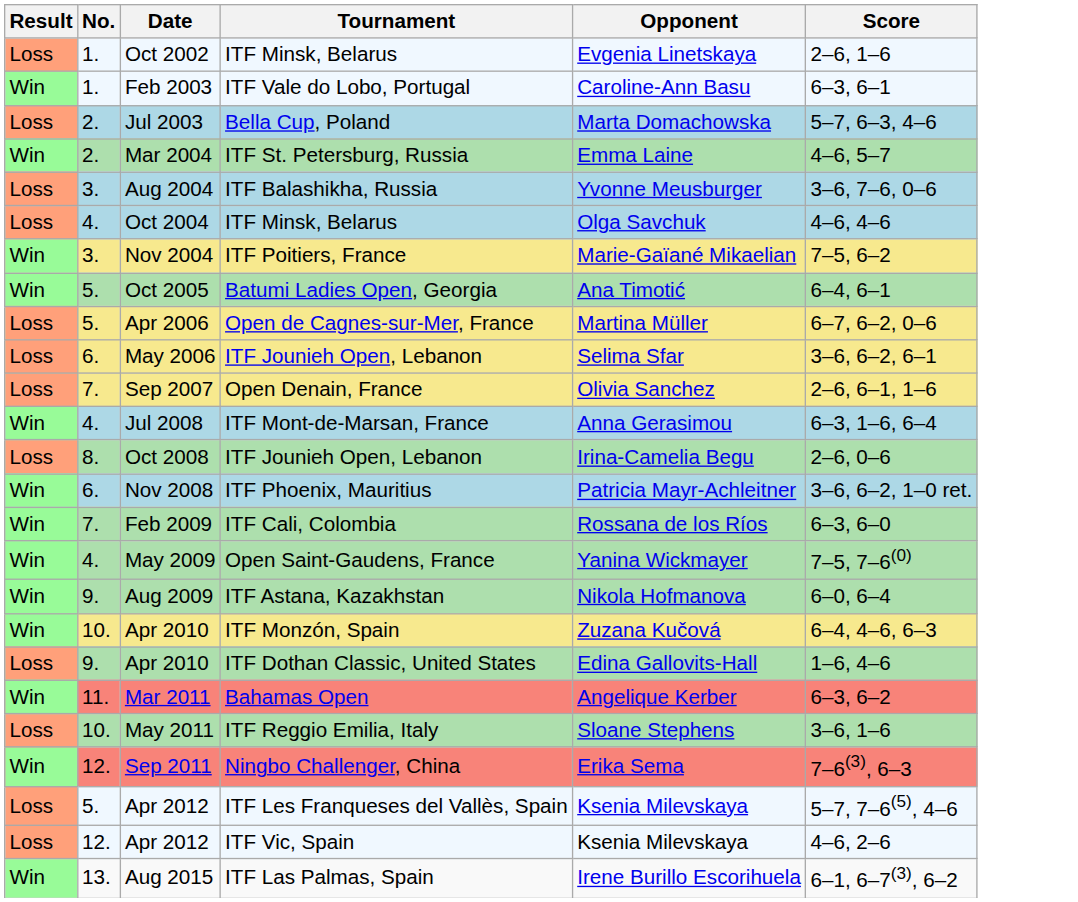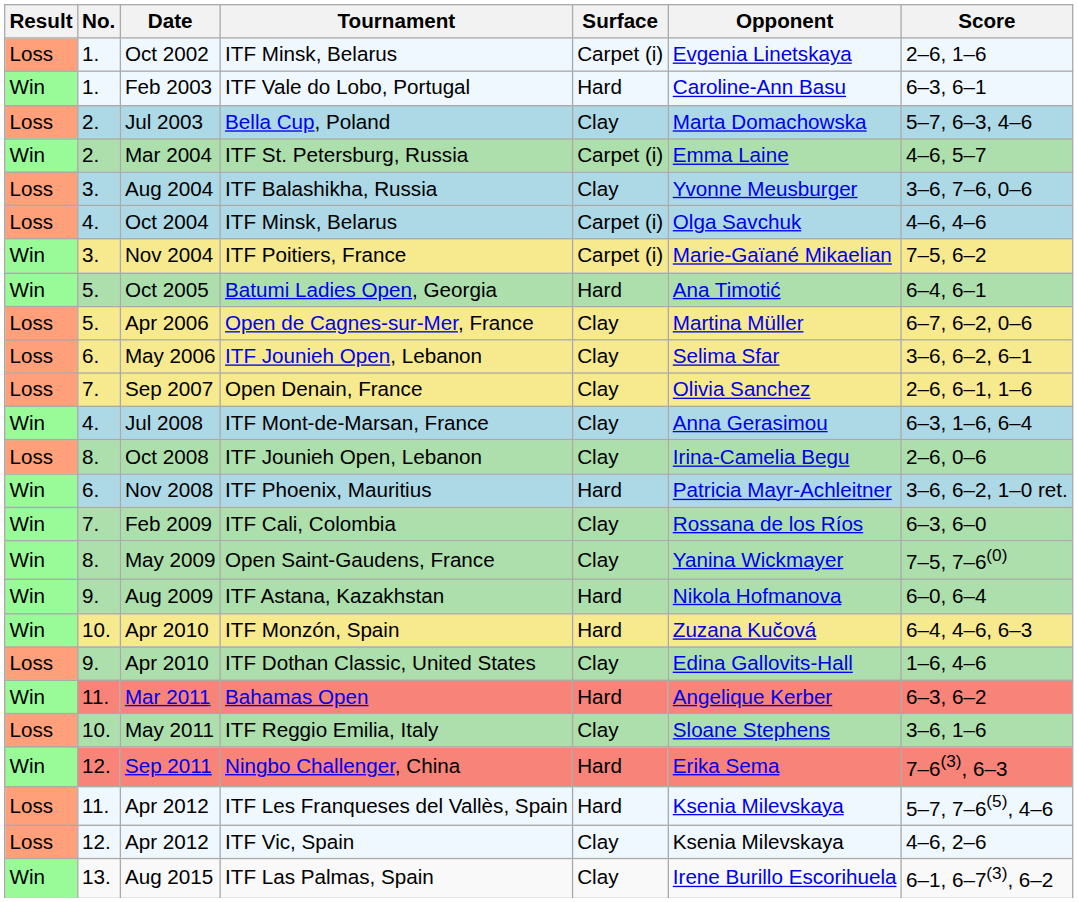+ column: (620, 20)
(91, 559) 4. -> (91, 559) 8.
(91, 805) 5. -> (96, 805) 11.
